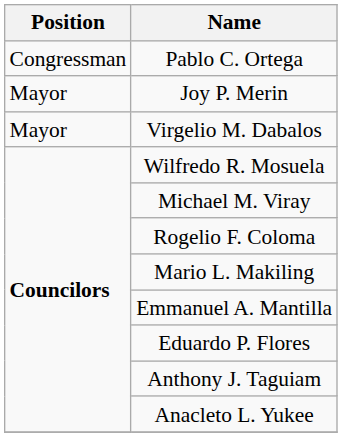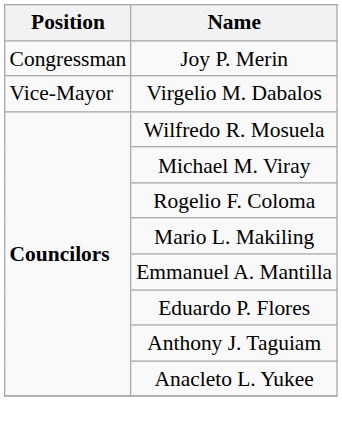- row: (234, 58)
(38, 94) Mayor -> (68, 58) Congressman
(38, 129) Mayor -> (61, 94) Vice-Mayor
